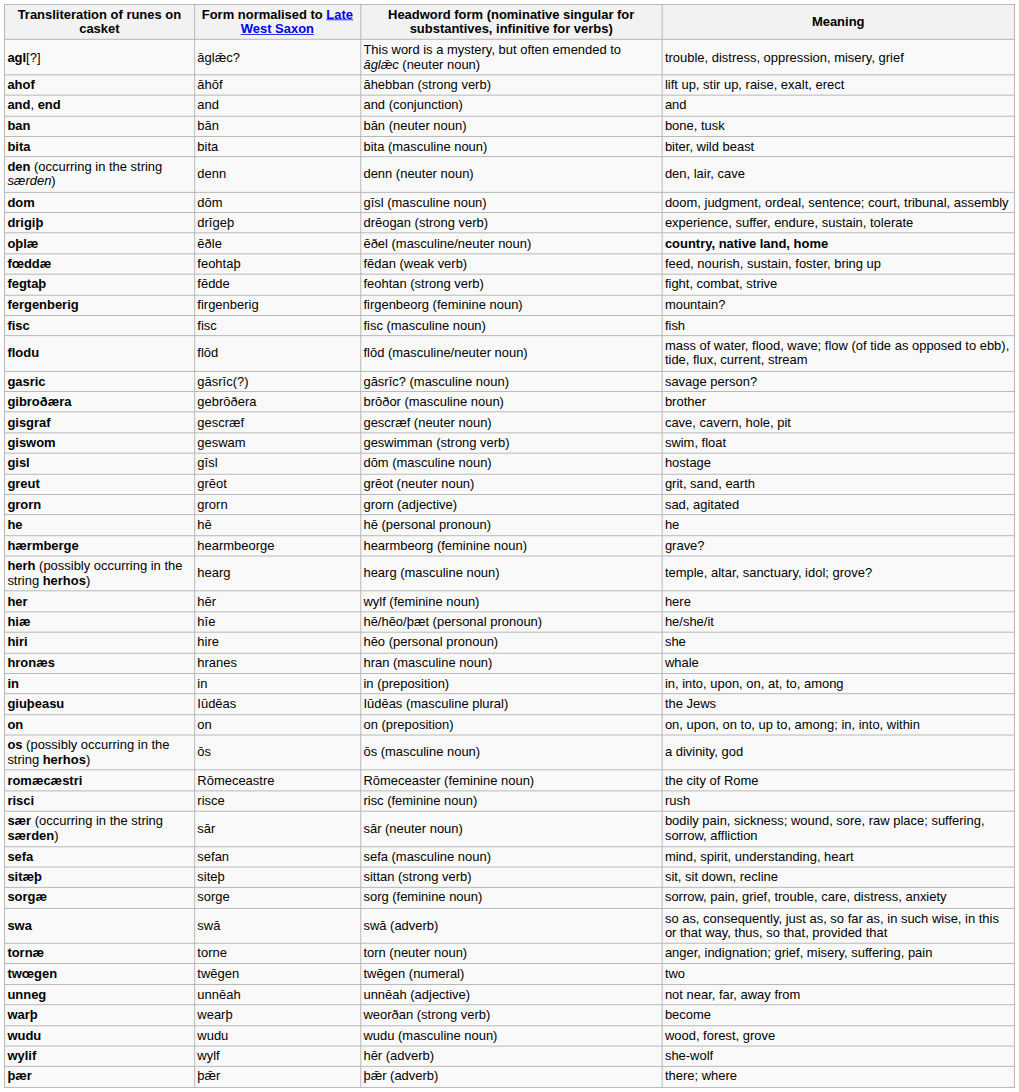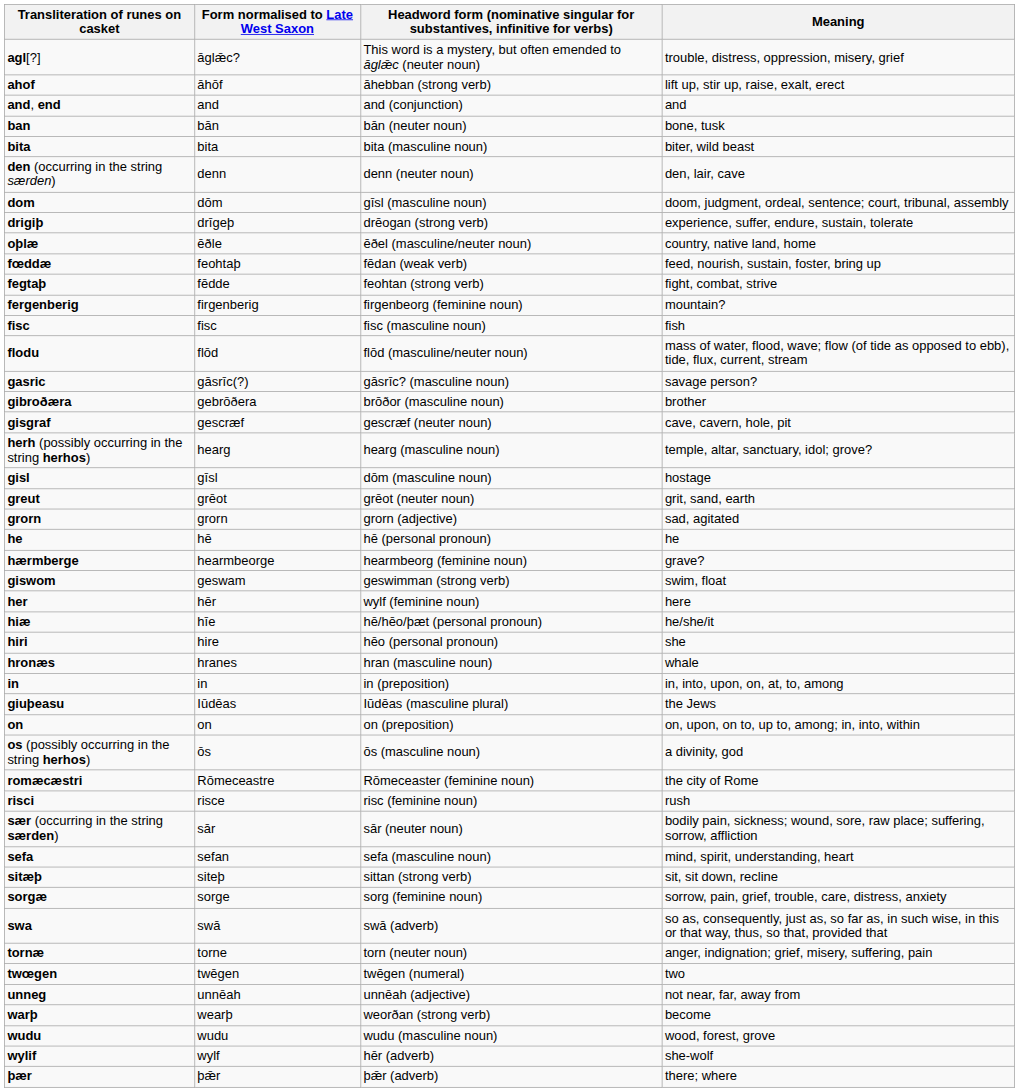(747, 243) bold -> (740, 243) normal
rows swapped: (32, 443) <-> (95, 573)
